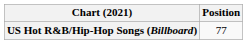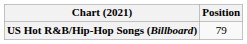(221, 30) 77 -> (221, 30) 79
